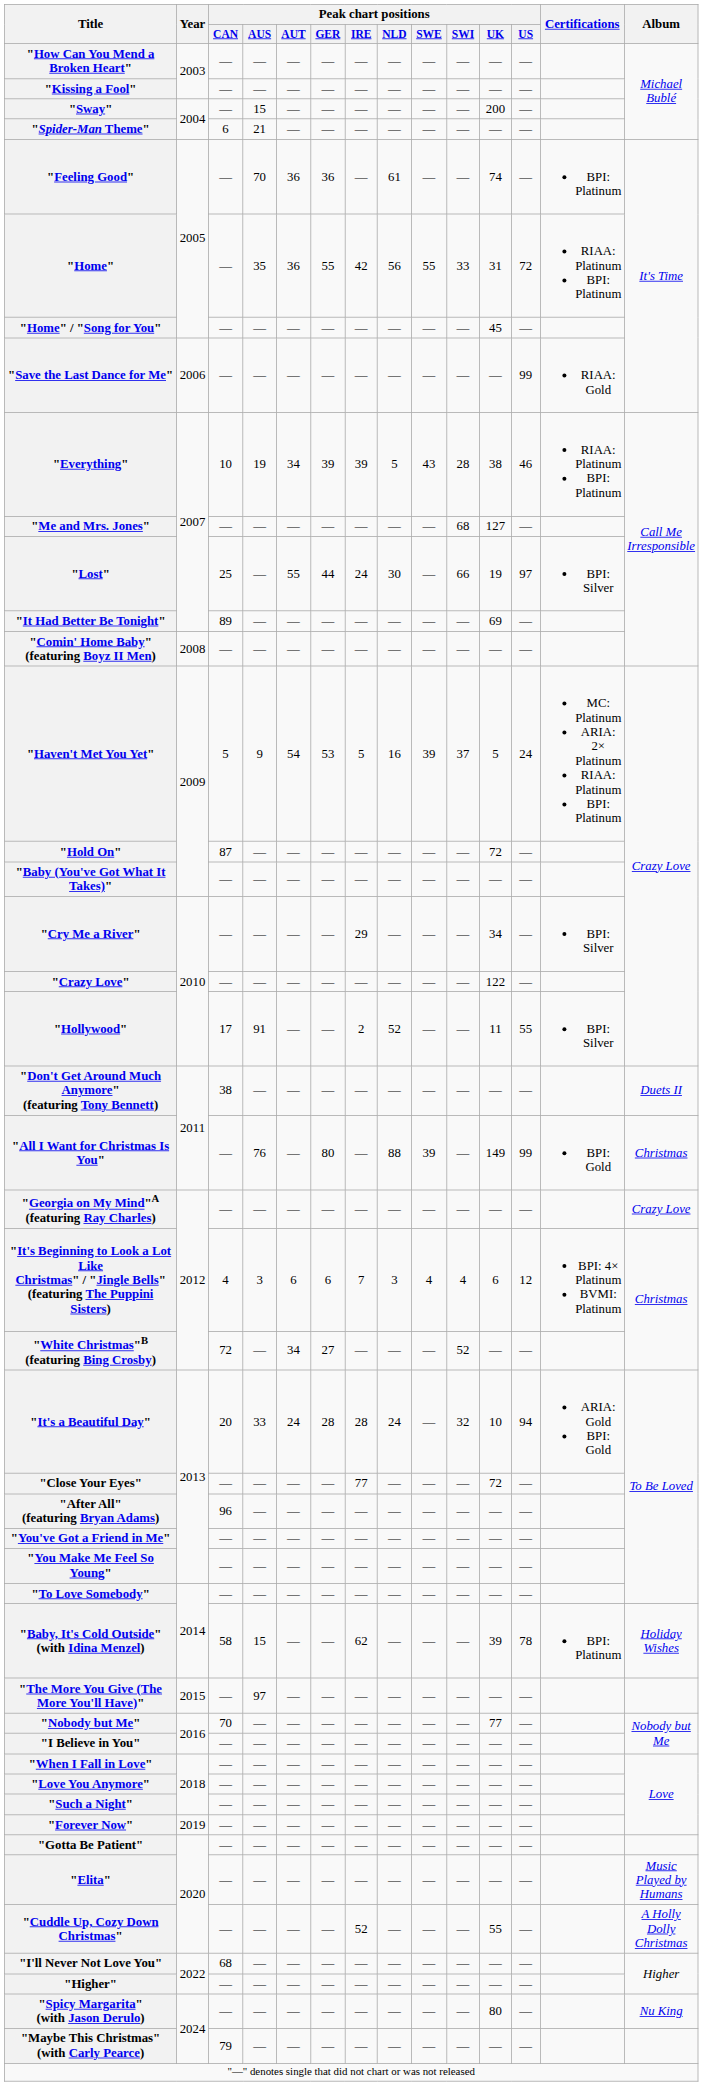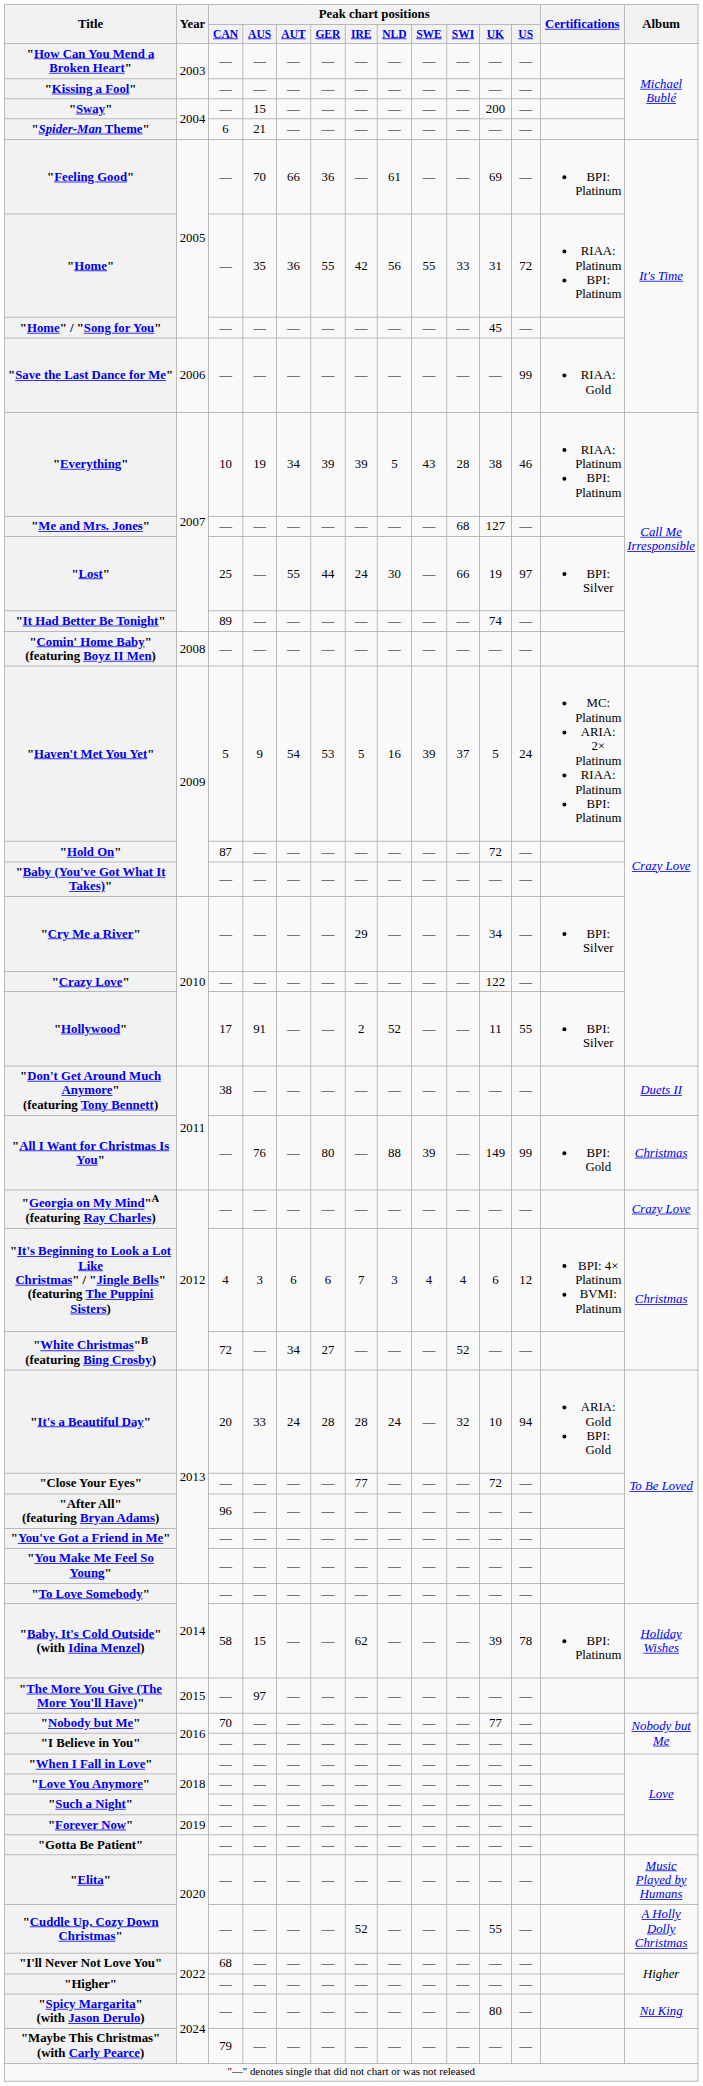(293, 176) 36 -> (293, 176) 66
(495, 176) 74 -> (495, 176) 69
(495, 621) 69 -> (495, 621) 74
